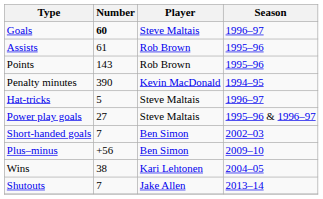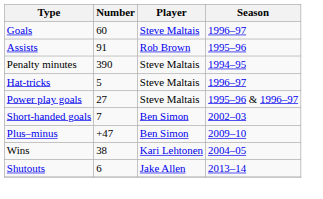(102, 30) bold -> (102, 30) normal
(102, 47) 61 -> (102, 47) 91
- row: (20, 64)
(180, 82) Kevin MacDonald -> (170, 64) Steve Maltais
(105, 151) +56 -> (105, 133) +47
(99, 185) 7 -> (99, 168) 6
